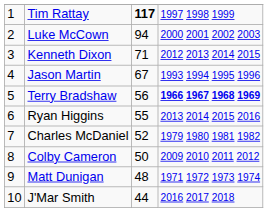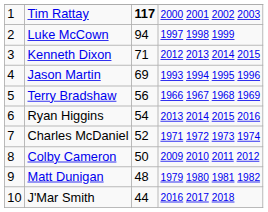(197, 15) 1997 1998 1999 -> (210, 15) 2000 2001 2002 2003
(210, 35) 2000 2001 2002 2003 -> (197, 35) 1997 1998 1999
(142, 75) 67 -> (142, 75) 69
(210, 96) bold -> (210, 96) normal
(142, 116) 55 -> (142, 116) 54
(210, 136) 1979 1980 1981 1982 -> (210, 136) 1971 1972 1973 1974
(210, 177) 1971 1972 1973 1974 -> (210, 177) 1979 1980 1981 1982
